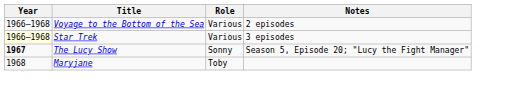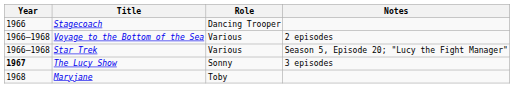+ row: (78, 24)
(28, 37) lightyellow background -> (28, 50) no background
(270, 37) 3 episodes -> (396, 50) Season 5, Episode 20; "Lucy the Fight Manager"
(357, 50) Season 5, Episode 20; "Lucy the Fight Manager" -> (309, 63) 3 episodes
